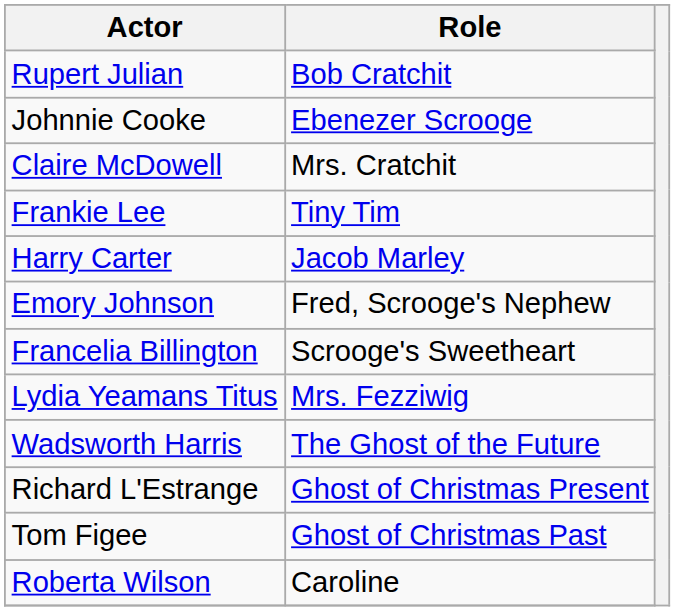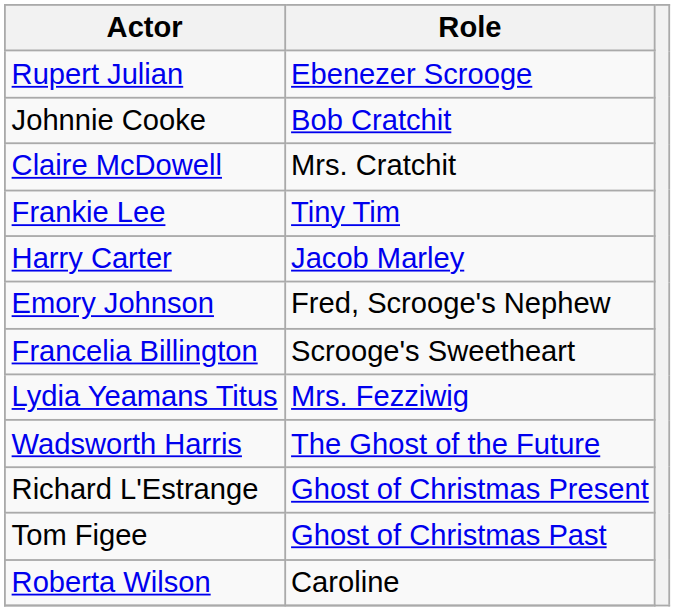(371, 73) Bob Cratchit -> (412, 73) Ebenezer Scrooge
(412, 119) Ebenezer Scrooge -> (371, 119) Bob Cratchit
